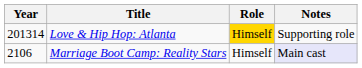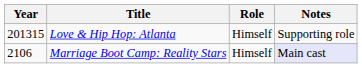(26, 33) 201314 -> (26, 33) 201315
(252, 33) gold background -> (252, 33) no background
